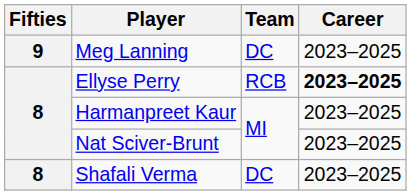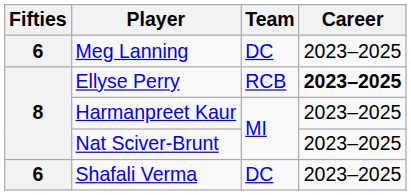(38, 50) 9 -> (38, 50) 6
(38, 174) 8 -> (38, 174) 6
